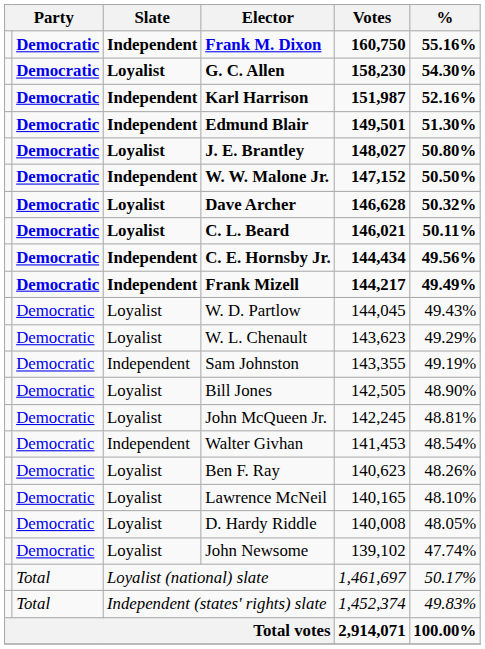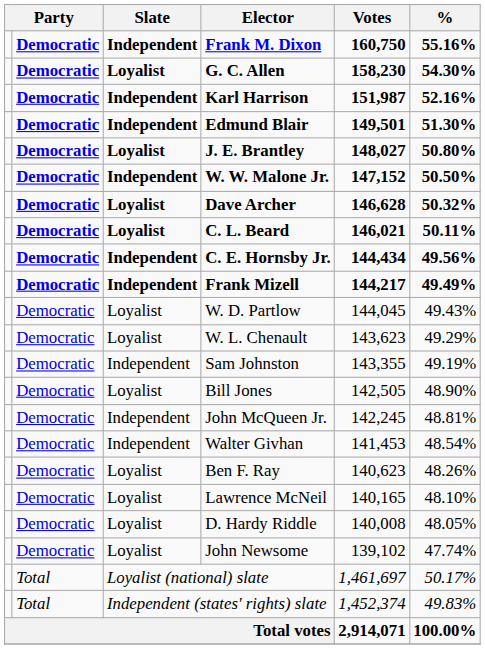(134, 417) Loyalist -> (148, 417) Independent
